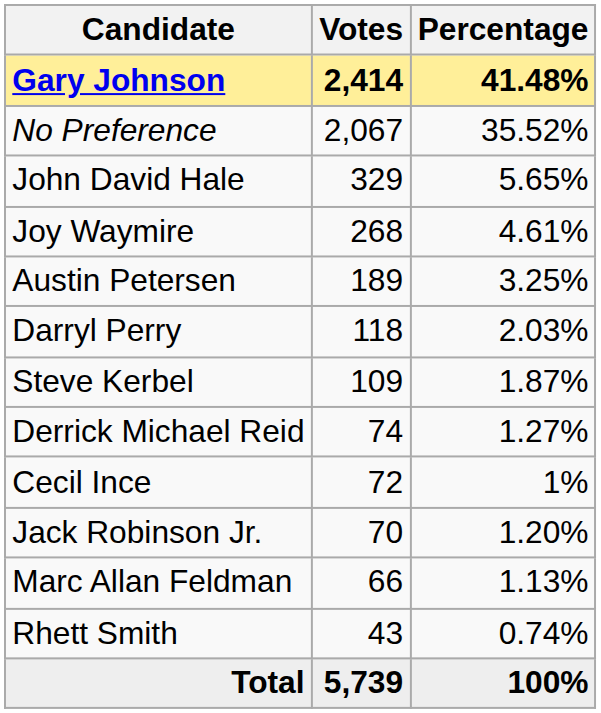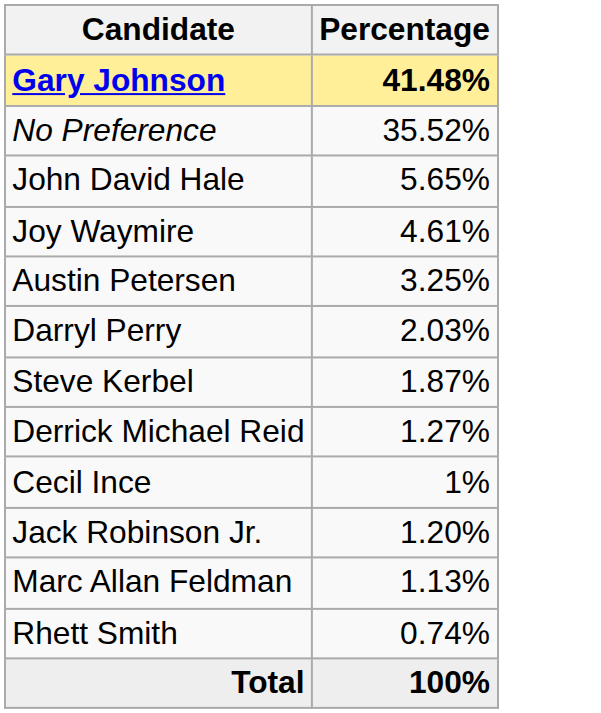- column: (361, 29)
